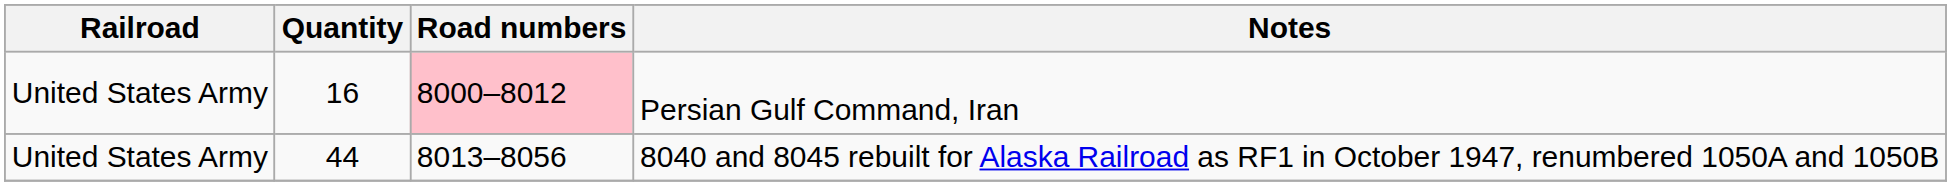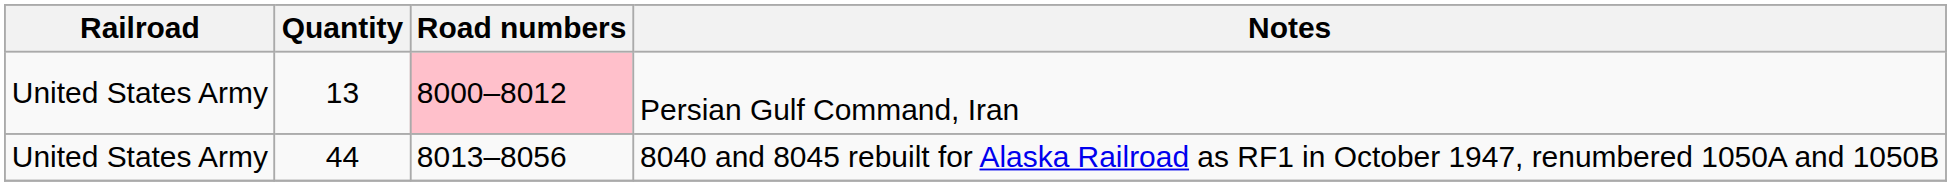(342, 92) 16 -> (342, 92) 13
